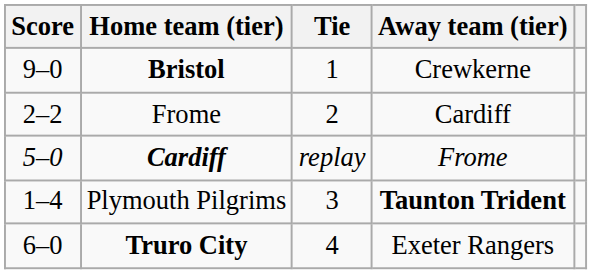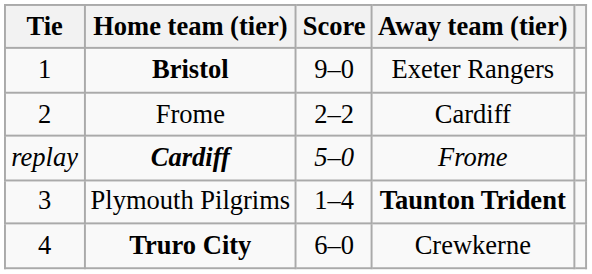columns swapped: (332, 25) <-> (43, 25)
(473, 69) Crewkerne -> (473, 69) Exeter Rangers
(473, 244) Exeter Rangers -> (473, 244) Crewkerne
